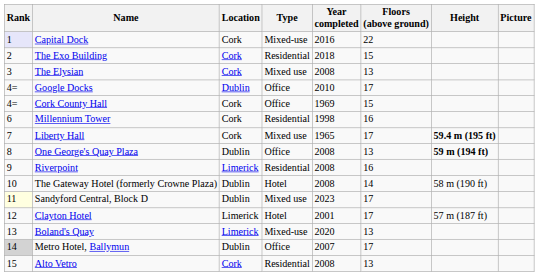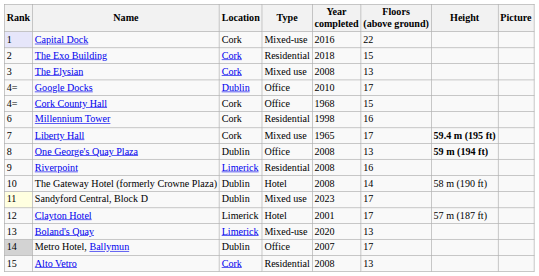(324, 103) 1969 -> (324, 103) 1968
